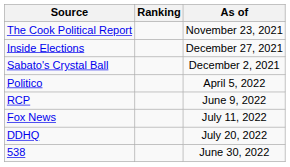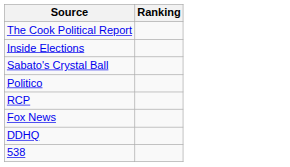- column: (234, 13)
